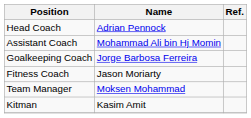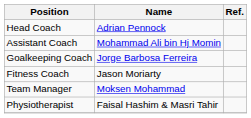+ row: (40, 105)
- row: (22, 105)
